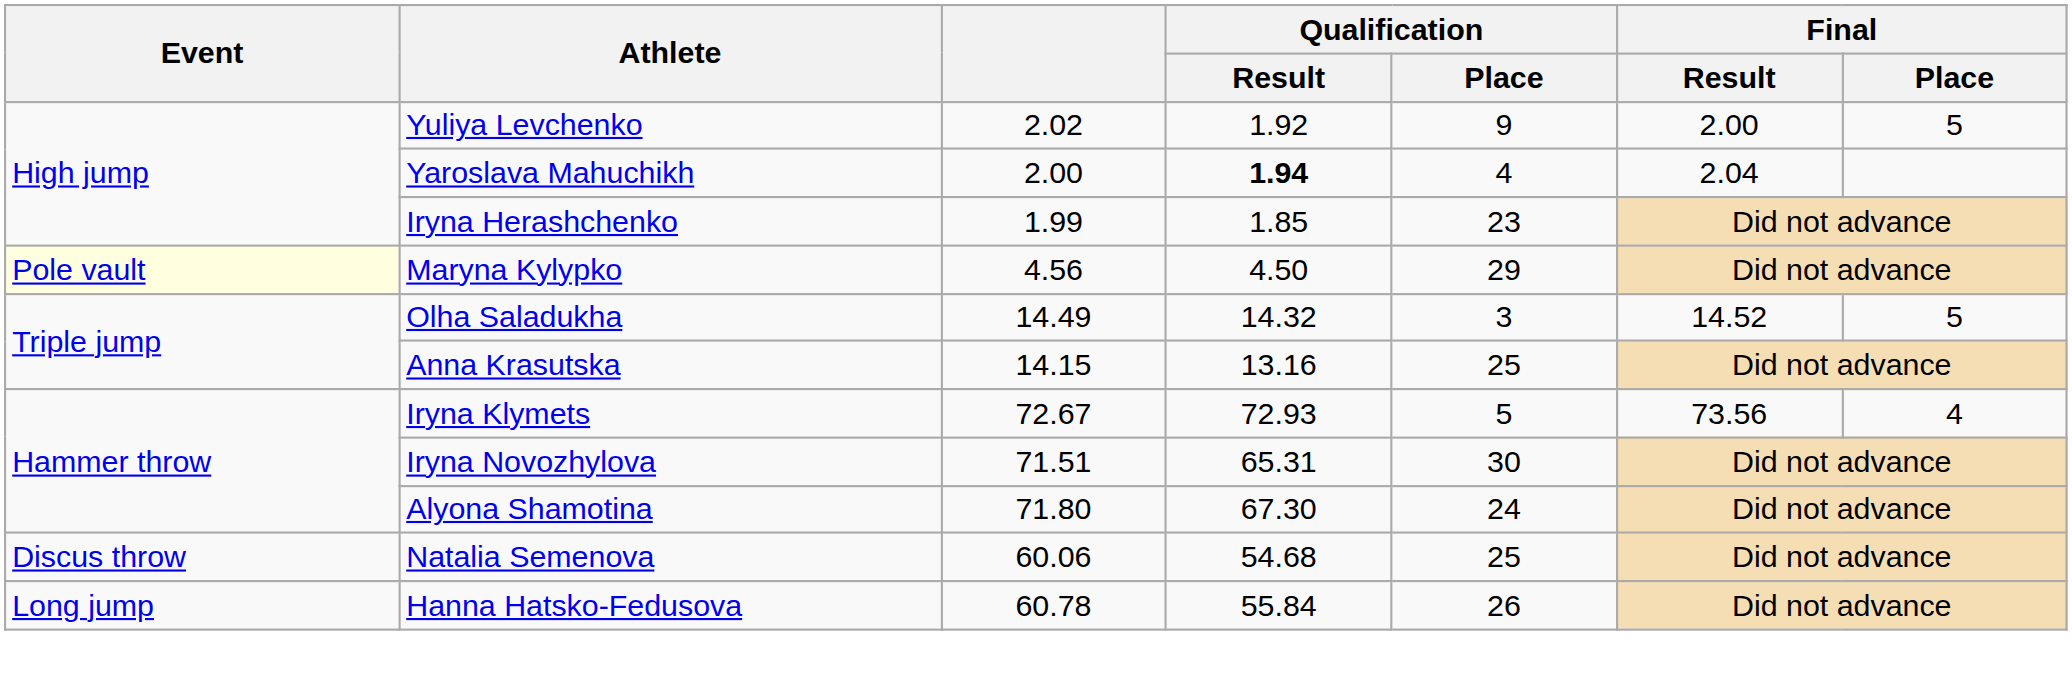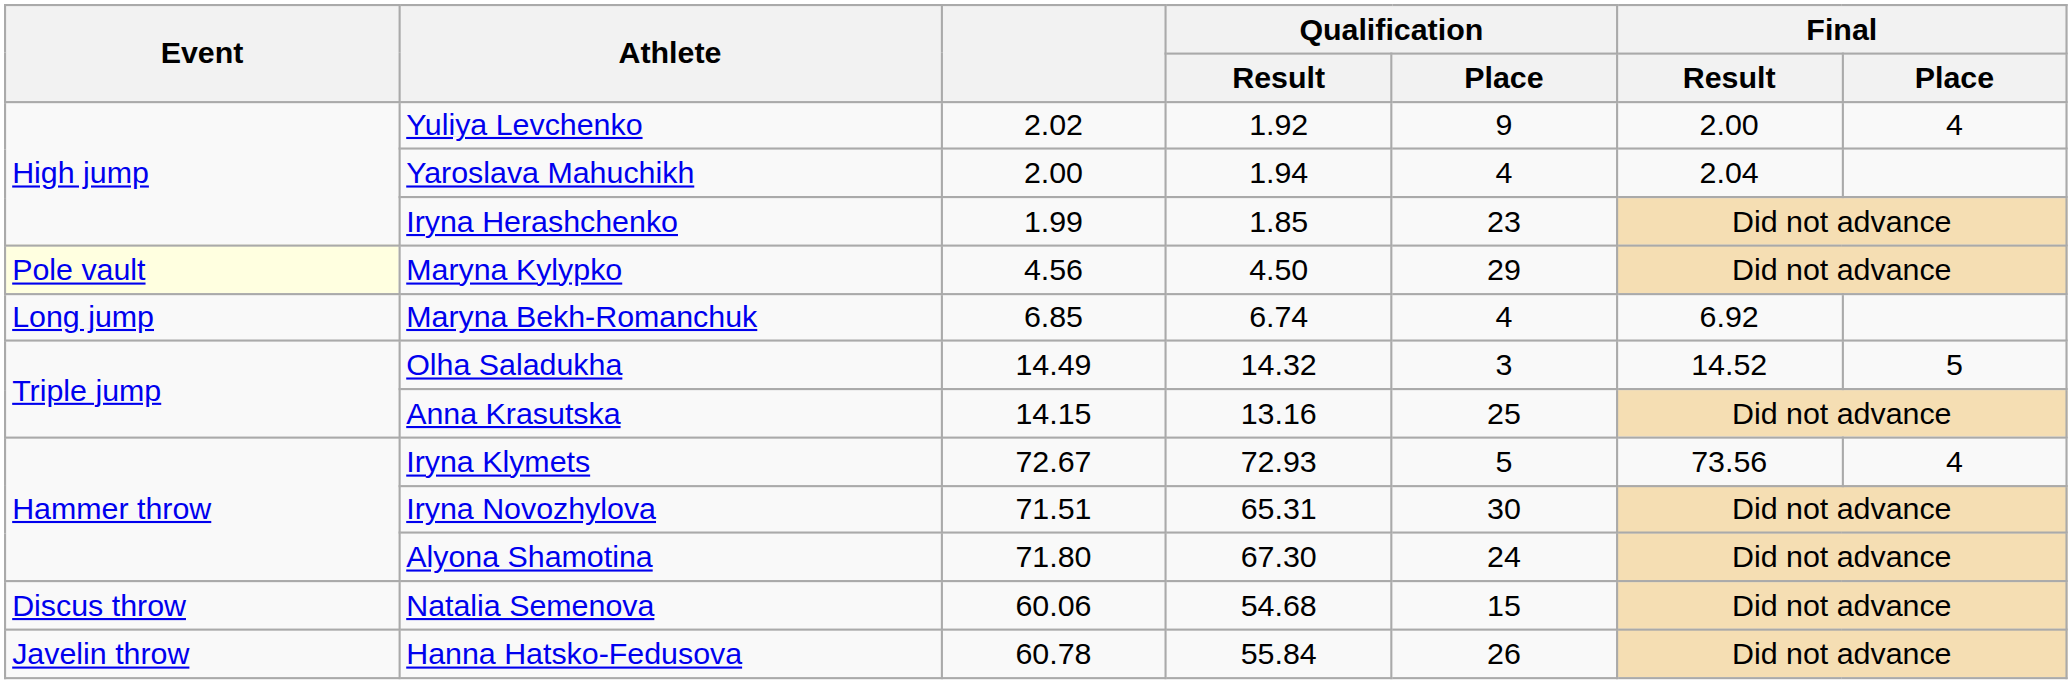(1954, 125) 5 -> (1954, 125) 4
(1279, 173) bold -> (1279, 173) normal
+ row: (582, 317)
(1504, 557) 25 -> (1504, 605) 15
(83, 605) Long jump -> (101, 653) Javelin throw
